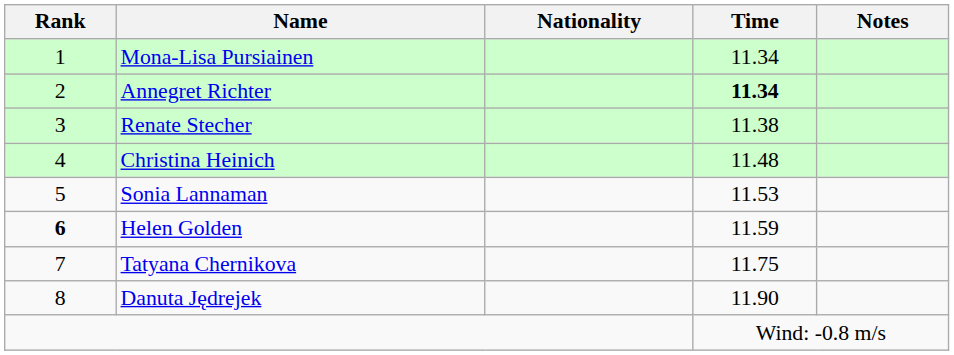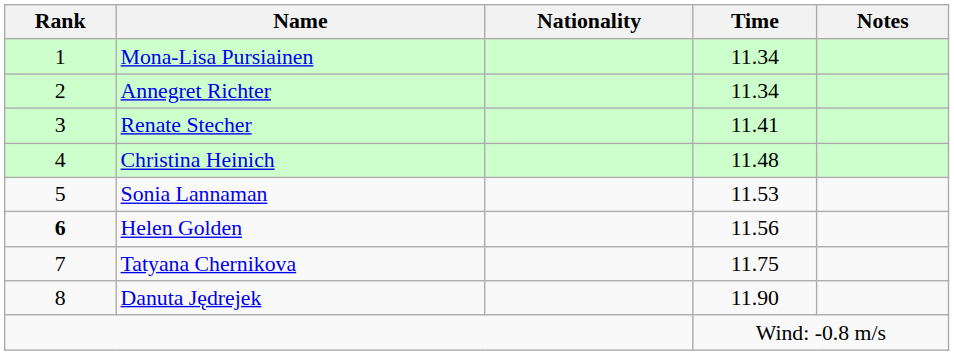(755, 90) bold -> (755, 90) normal
(755, 125) 11.38 -> (755, 125) 11.41
(755, 228) 11.59 -> (755, 228) 11.56
